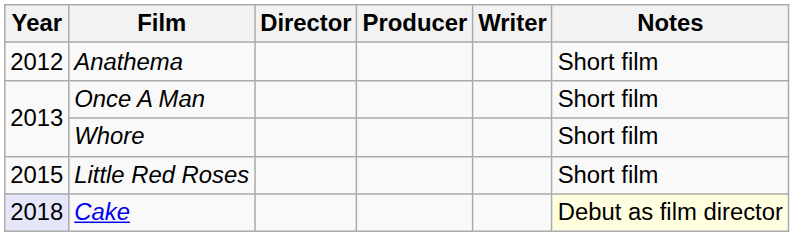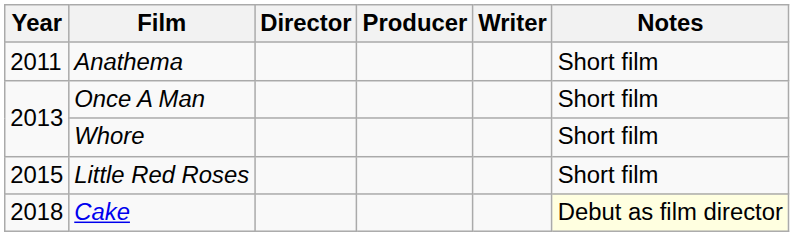(37, 61) 2012 -> (36, 61) 2011
(37, 212) lavender background -> (37, 212) no background
